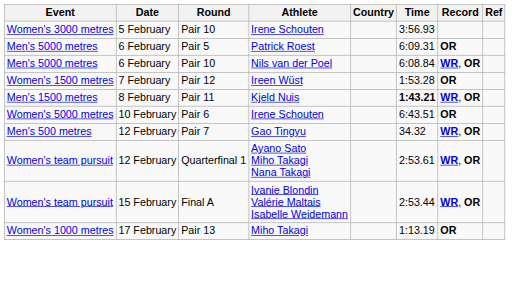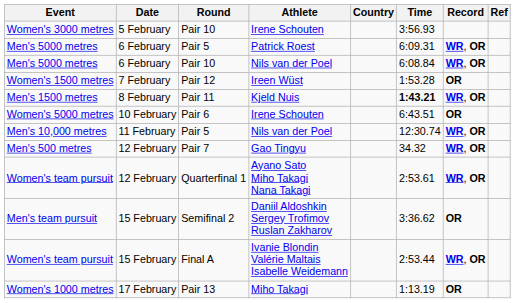(448, 47) OR -> (466, 47) WR, OR
+ row: (57, 132)
+ row: (52, 219)
